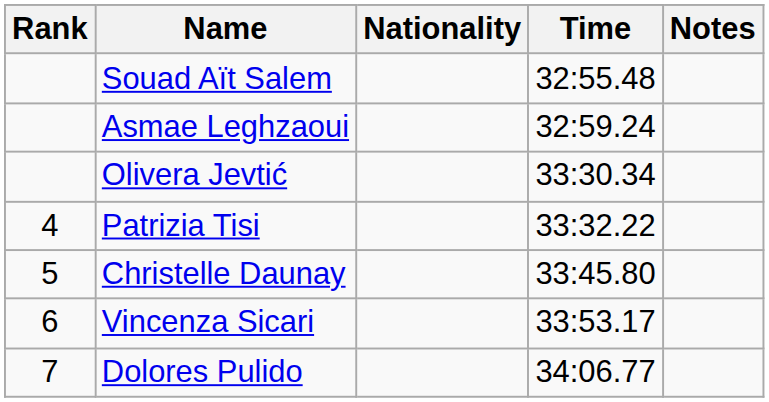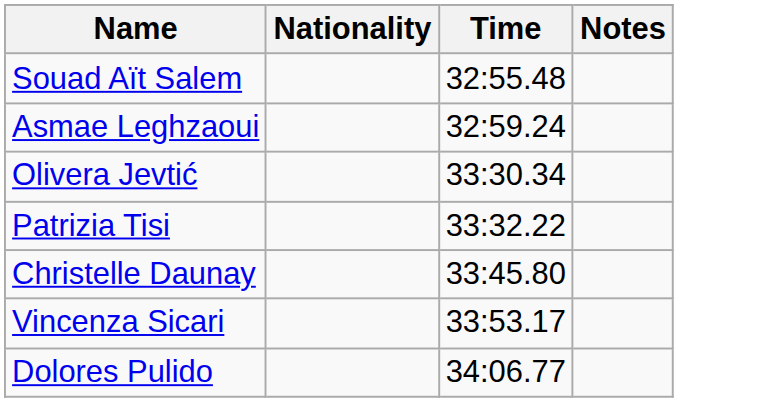- column: (50, 28)
